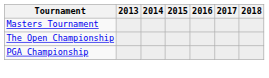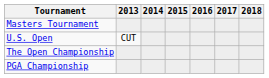+ row: (29, 39)
